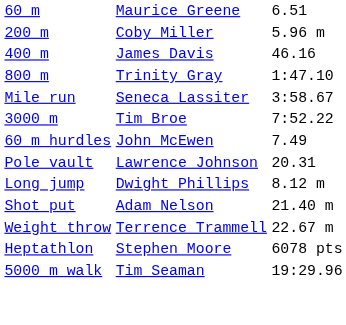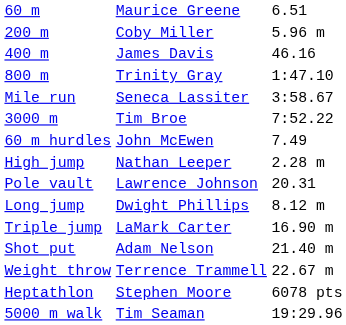+ row: (44, 163)
+ row: (53, 228)
